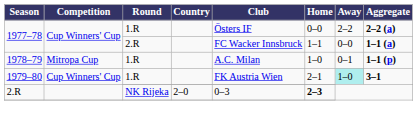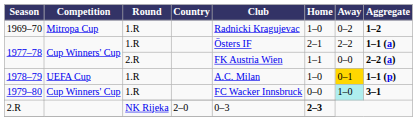+ row: (24, 28)
(315, 28) 0–0 -> (315, 44) 2–1
(381, 28) 2–2 (a) -> (381, 44) 1–1 (a)
(258, 44) FC Wacker Innsbruck -> (248, 60) FK Austria Wien
(381, 44) 1–1 (a) -> (381, 60) 2–2 (a)
(72, 60) Mitropa Cup -> (69, 76) UEFA Cup
(345, 60) no background -> (345, 76) gold background
(248, 76) FK Austria Wien -> (258, 92) FC Wacker Innsbruck
(315, 76) 2–1 -> (315, 92) 0–0
